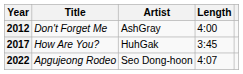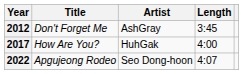(207, 28) 4:00 -> (207, 28) 3:45
(207, 45) 3:45 -> (207, 45) 4:00
